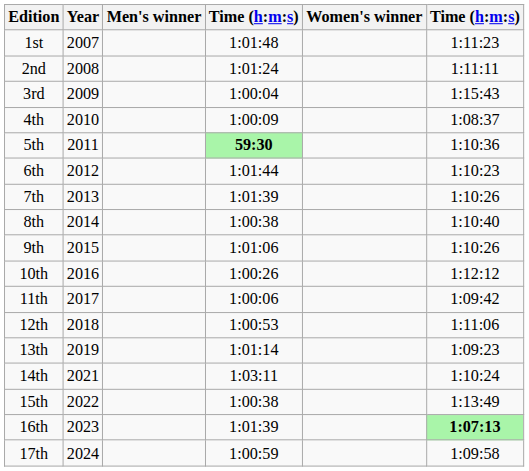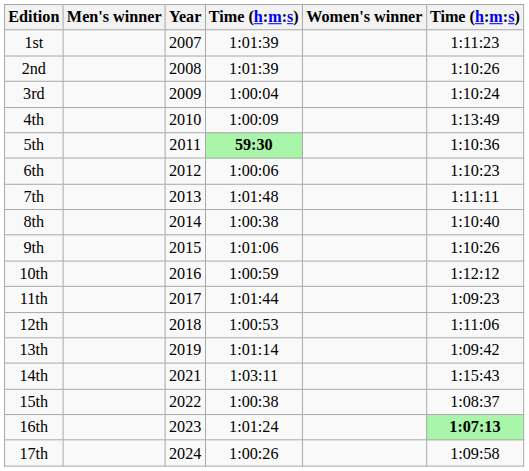columns swapped: (83, 17) <-> (154, 17)
(254, 42) 1:01:48 -> (254, 42) 1:01:39
(254, 68) 1:01:24 -> (254, 68) 1:01:39
(475, 68) 1:11:11 -> (475, 68) 1:10:26
(475, 94) 1:15:43 -> (475, 94) 1:10:24
(475, 119) 1:08:37 -> (475, 119) 1:13:49
(254, 171) 1:01:44 -> (254, 171) 1:00:06
(254, 196) 1:01:39 -> (254, 196) 1:01:48
(475, 196) 1:10:26 -> (475, 196) 1:11:11
(254, 273) 1:00:26 -> (254, 273) 1:00:59
(254, 299) 1:00:06 -> (254, 299) 1:01:44
(475, 299) 1:09:42 -> (475, 299) 1:09:23
(475, 350) 1:09:23 -> (475, 350) 1:09:42
(475, 376) 1:10:24 -> (475, 376) 1:15:43
(475, 401) 1:13:49 -> (475, 401) 1:08:37
(254, 427) 1:01:39 -> (254, 427) 1:01:24
(254, 453) 1:00:59 -> (254, 453) 1:00:26
